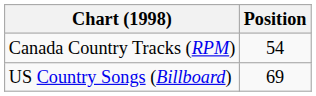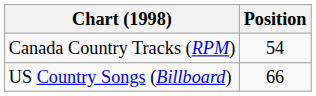(275, 76) 69 -> (275, 76) 66
